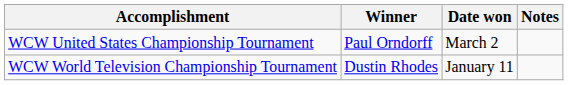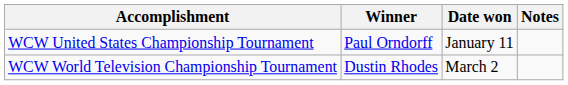(472, 42) March 2 -> (480, 42) January 11
(480, 67) January 11 -> (472, 67) March 2
